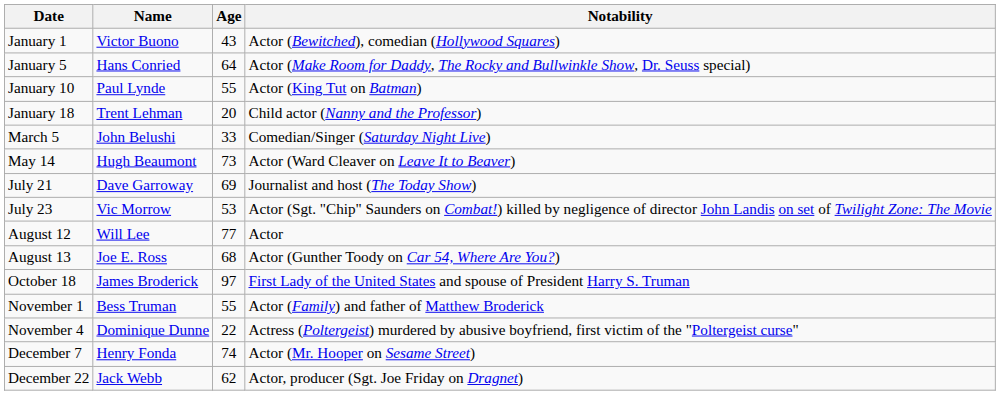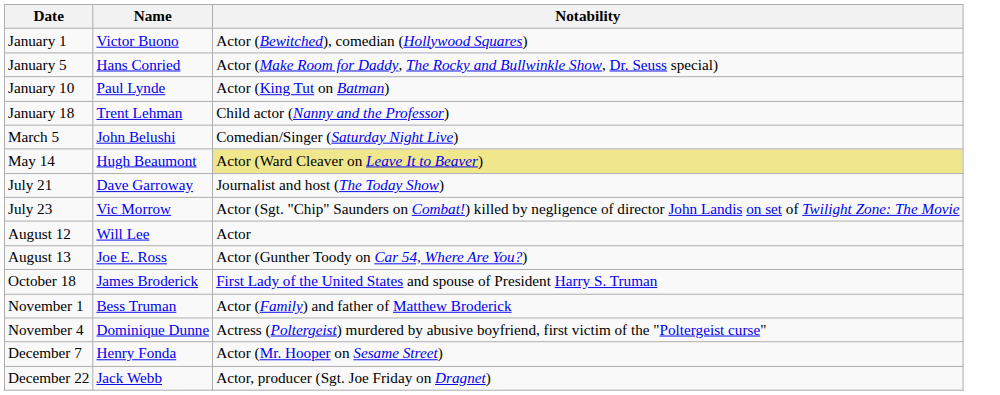- column: (229, 16)
(382, 161) no background -> (350, 161) khaki background
